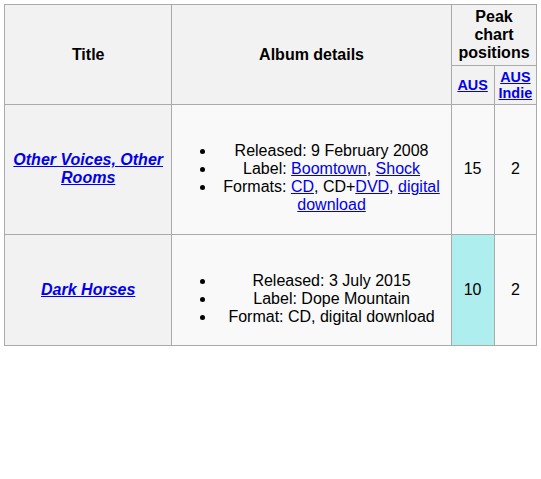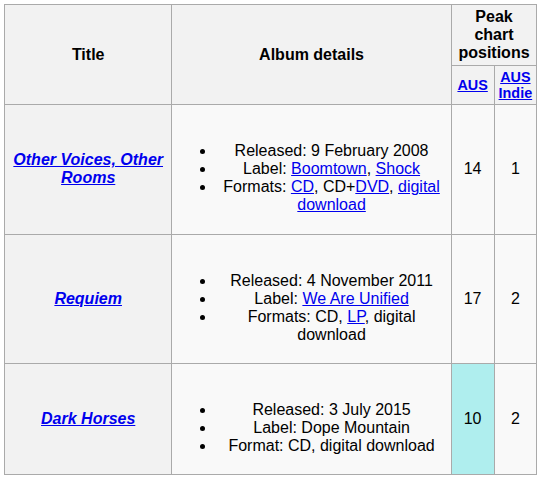(473, 169) 15 -> (473, 169) 14
(515, 169) 2 -> (515, 169) 1
+ row: (88, 298)
